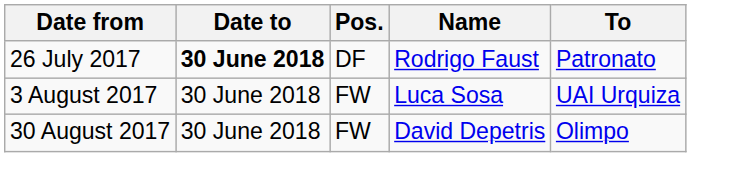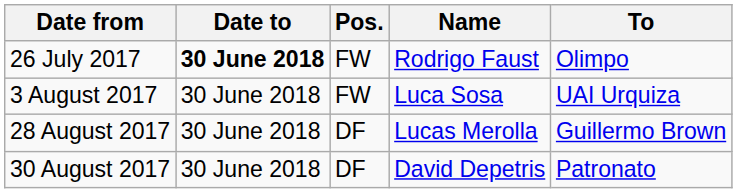(350, 59) DF -> (353, 59) FW
(606, 59) Patronato -> (592, 59) Olimpo
+ row: (90, 132)
(353, 132) FW -> (350, 168) DF
(592, 132) Olimpo -> (606, 168) Patronato
